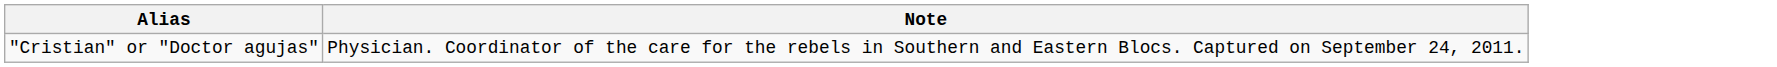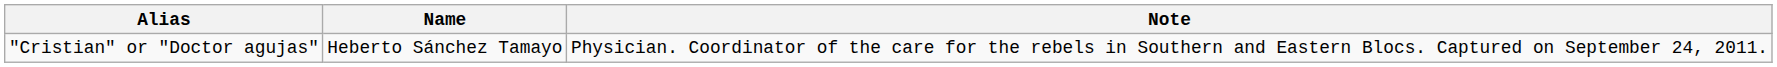+ column: (445, 19)
